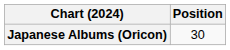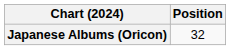(198, 34) 30 -> (198, 34) 32
